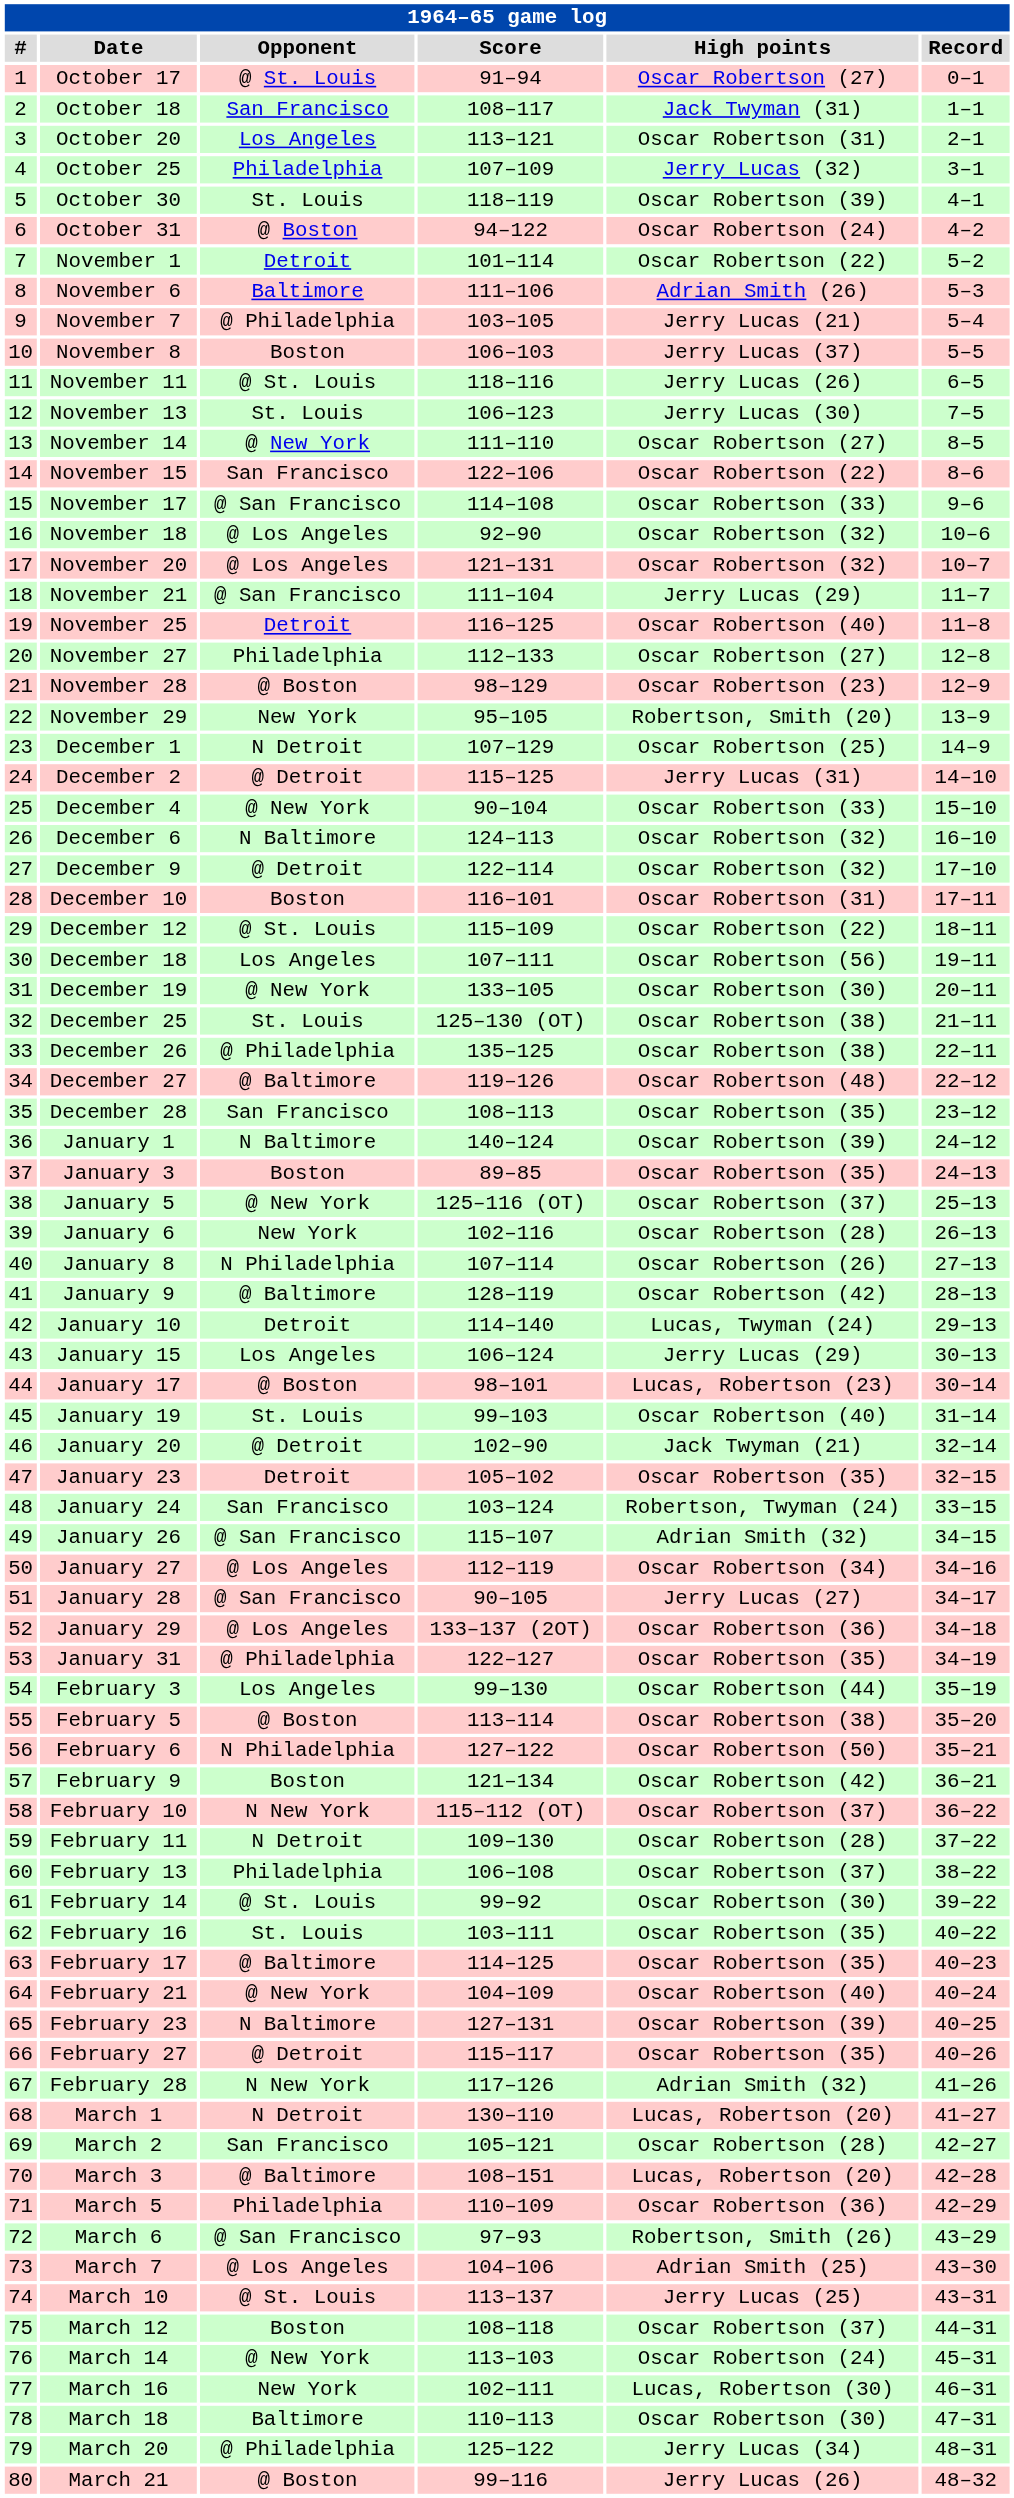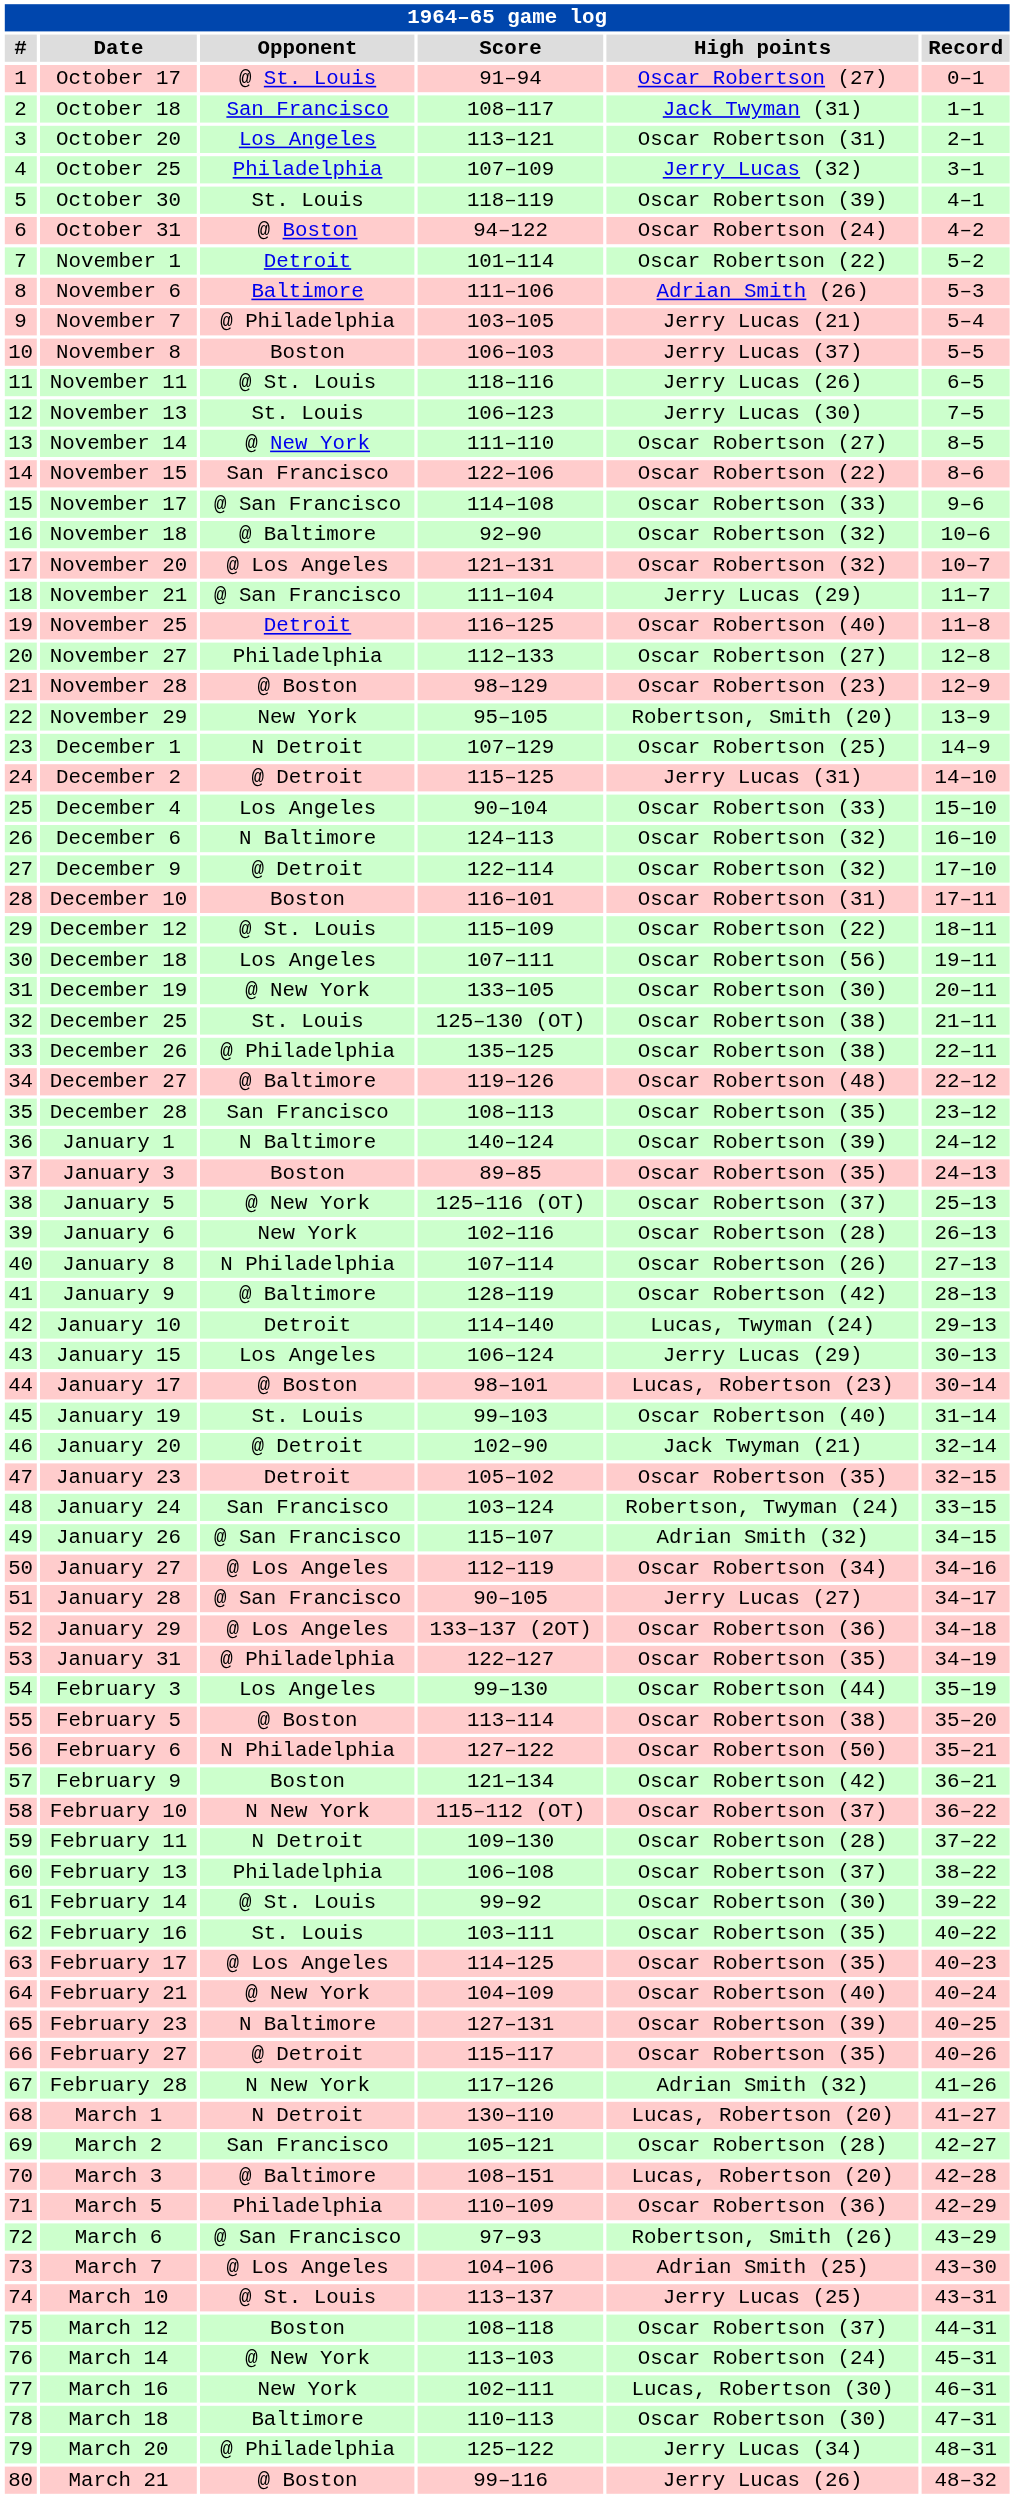(308, 534) @ Los Angeles -> (308, 534) @ Baltimore
(308, 808) @ New York -> (308, 808) Los Angeles
(308, 1963) @ Baltimore -> (308, 1963) @ Los Angeles
